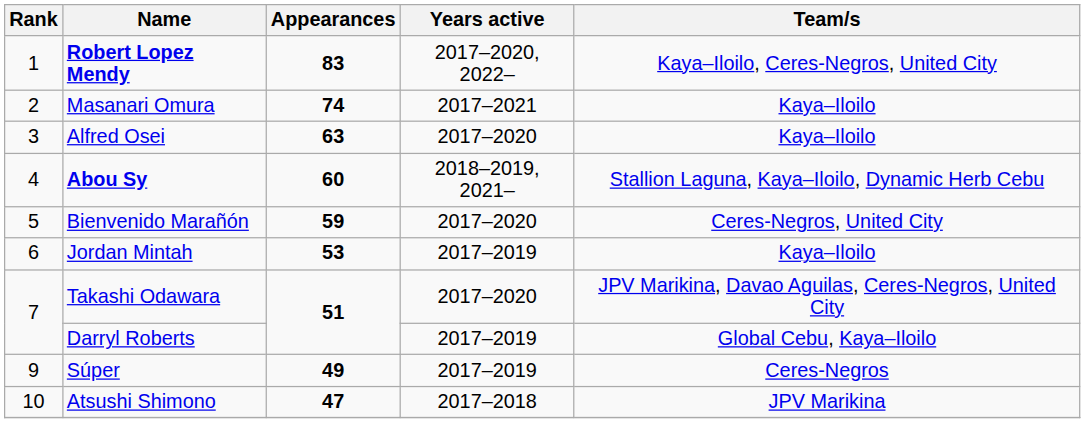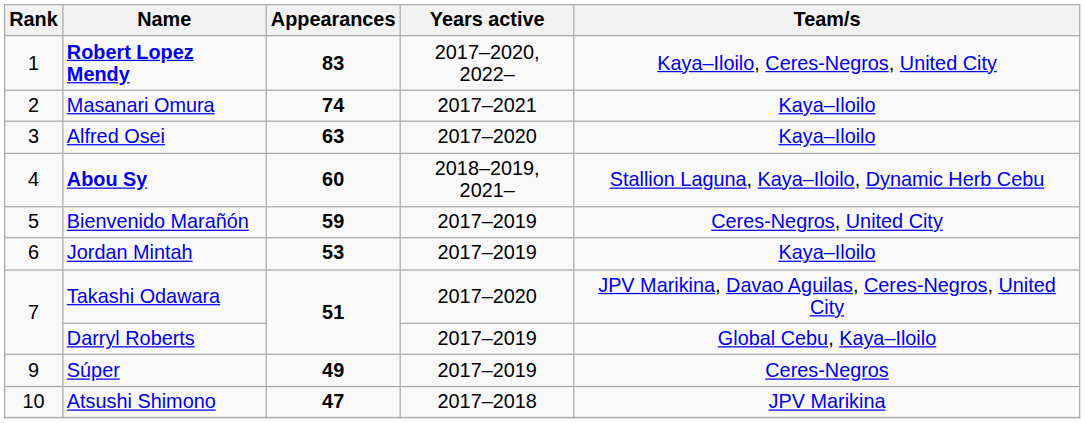(487, 222) 2017–2020 -> (487, 222) 2017–2019
